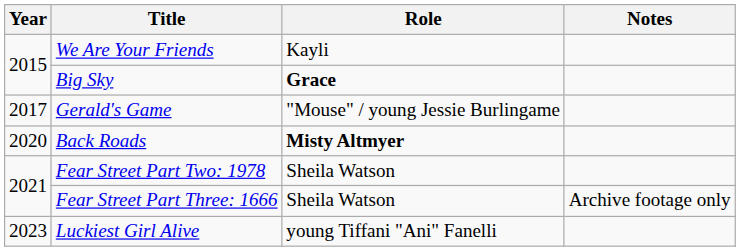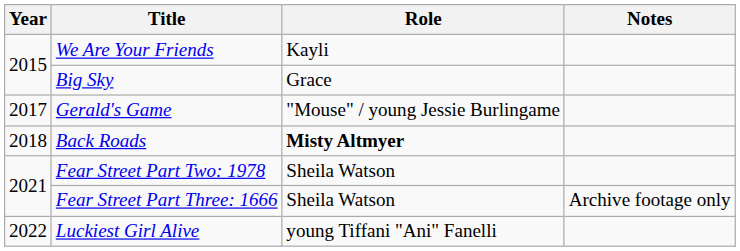(311, 79) bold -> (309, 79) normal
(28, 140) 2020 -> (28, 140) 2018
(28, 230) 2023 -> (28, 230) 2022
